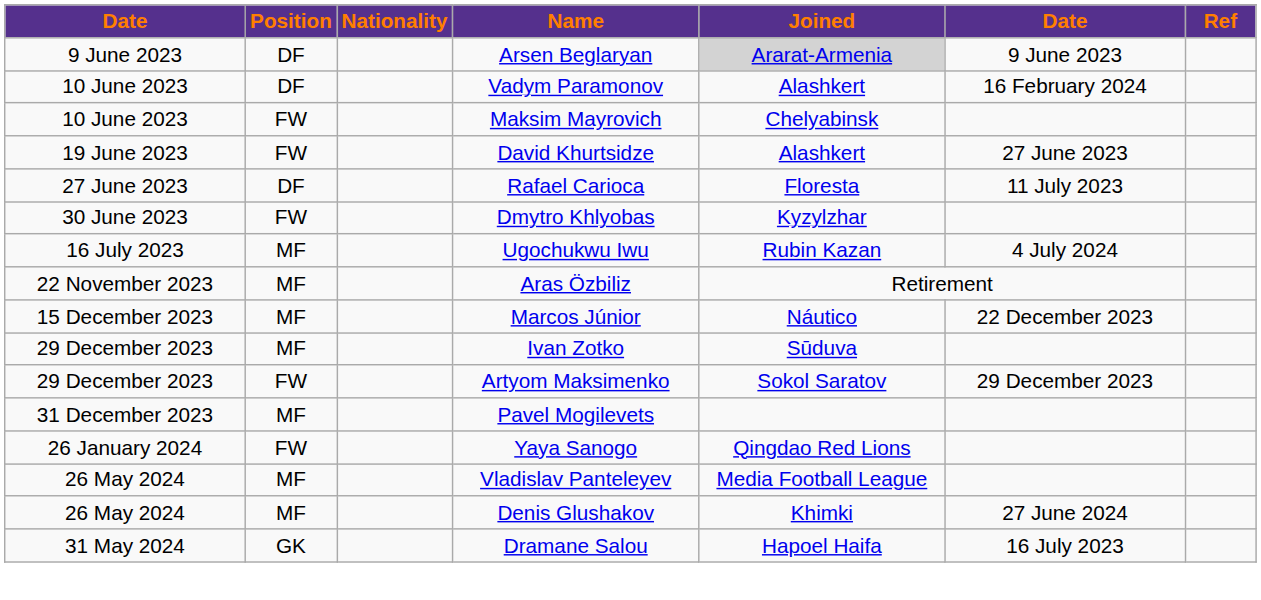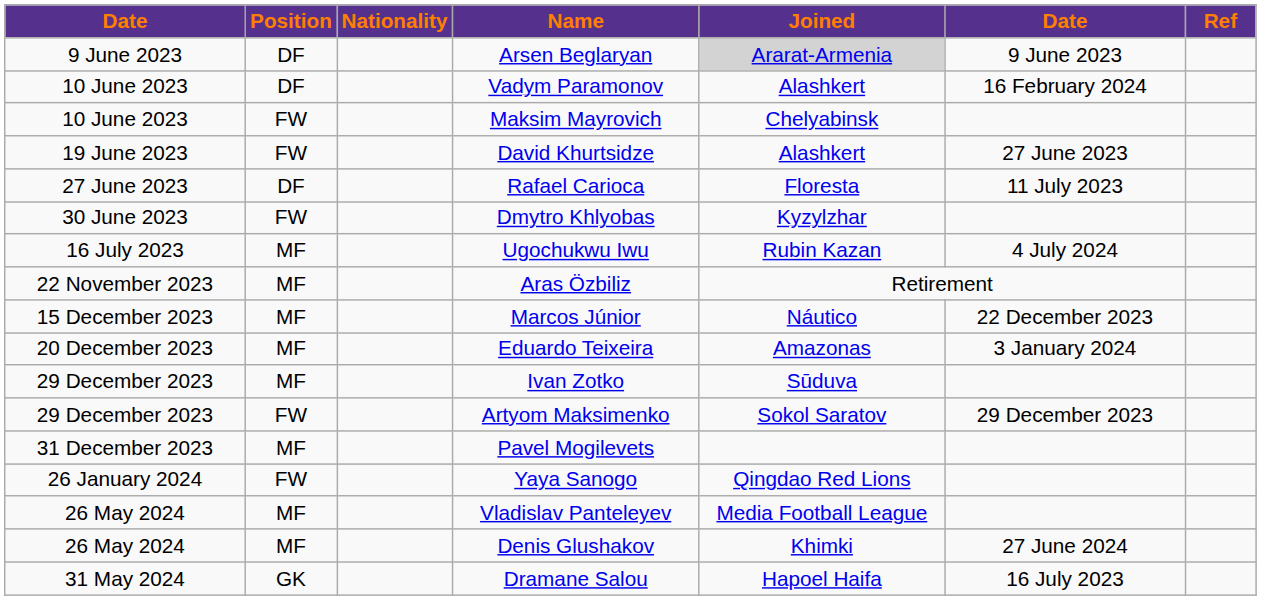+ row: (576, 349)
